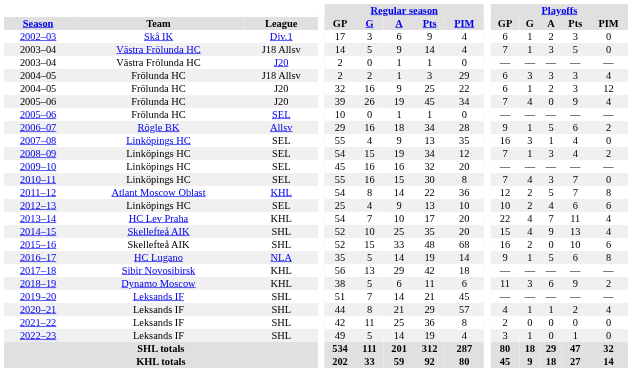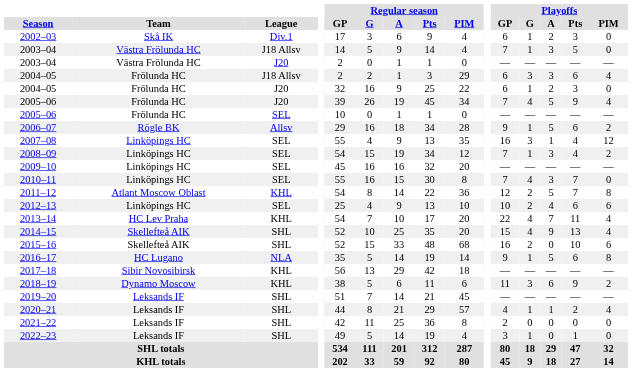(575, 75) 3 -> (575, 75) 6
(608, 88) 12 -> (608, 88) 0
(551, 101) 0 -> (551, 101) 5
(608, 140) 0 -> (608, 140) 12
